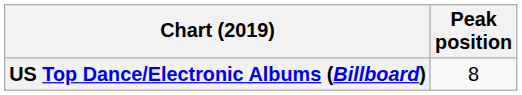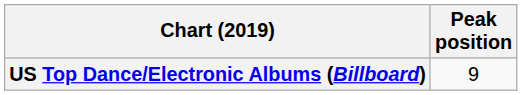(474, 74) 8 -> (474, 74) 9
